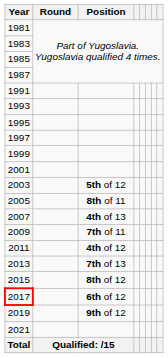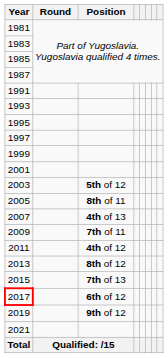(106, 264) 7th of 13 -> (106, 264) 8th of 12
(106, 280) 8th of 12 -> (106, 280) 7th of 13
